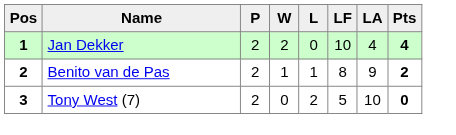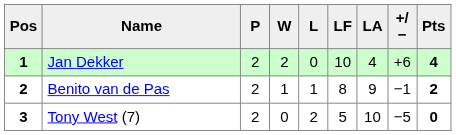+ column: (402, 26)
